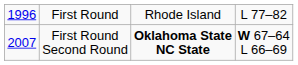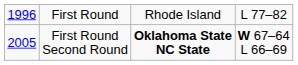(22, 42) 2007 -> (22, 42) 2005
